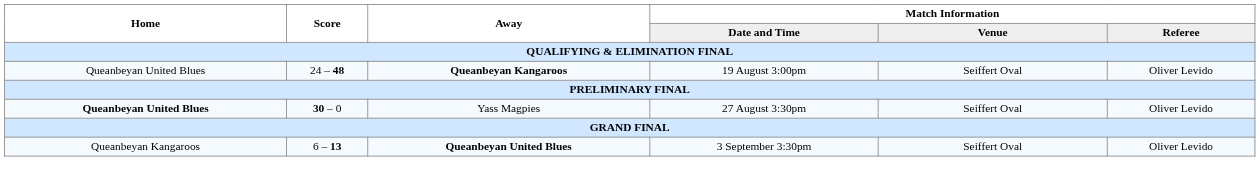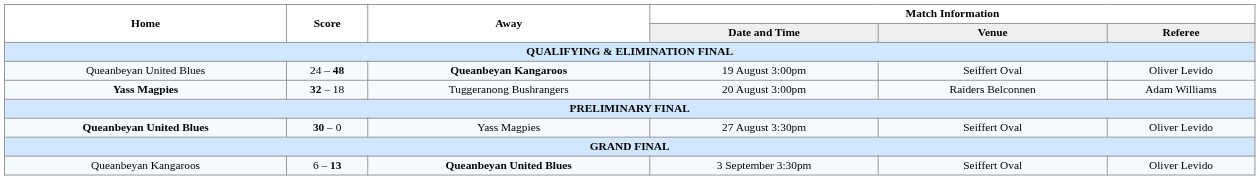+ row: (509, 89)
